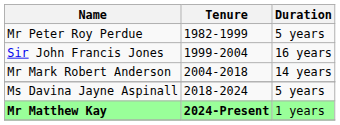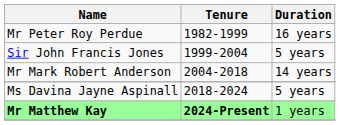(300, 33) 5 years -> (303, 33) 16 years
(303, 53) 16 years -> (300, 53) 5 years
